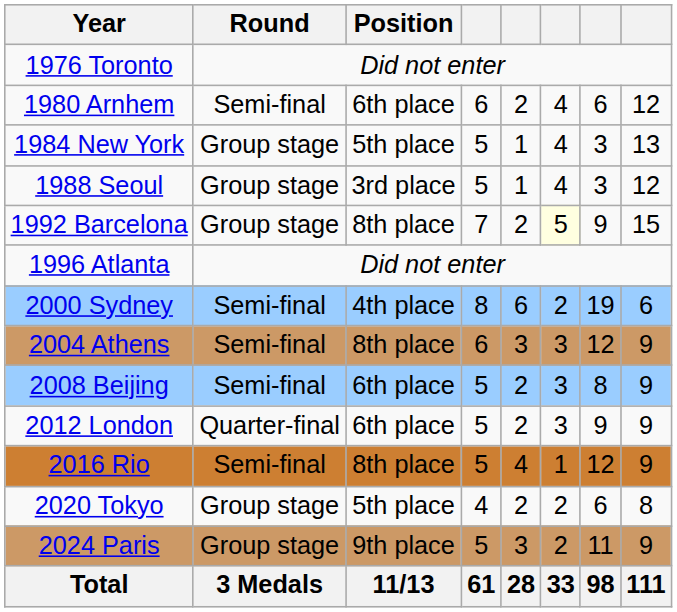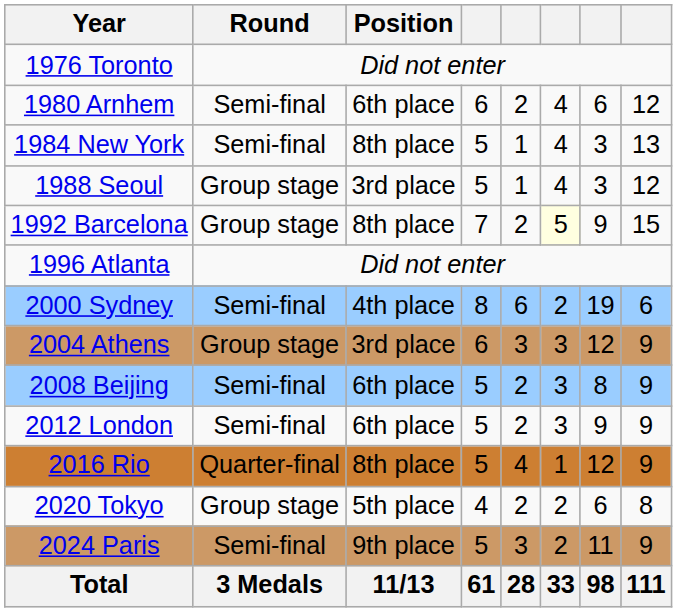(270, 144) Group stage -> (270, 144) Semi-final
(404, 144) 5th place -> (404, 144) 8th place
(270, 345) Semi-final -> (270, 345) Group stage
(404, 345) 8th place -> (404, 345) 3rd place
(270, 425) Quarter-final -> (270, 425) Semi-final
(270, 465) Semi-final -> (270, 465) Quarter-final
(270, 545) Group stage -> (270, 545) Semi-final
